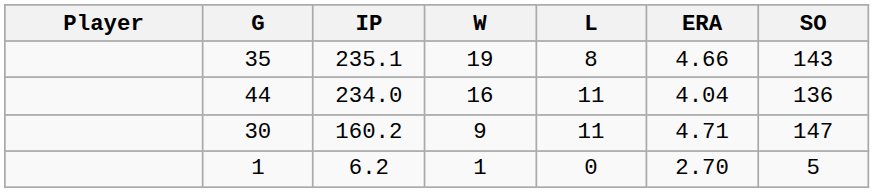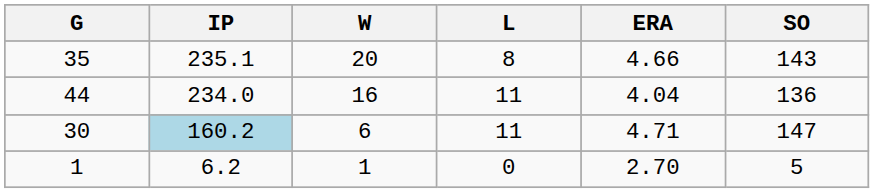- column: (104, 23)
(480, 60) 19 -> (365, 60) 20
(369, 132) no background -> (221, 132) lightblue background
(480, 132) 9 -> (365, 132) 6
